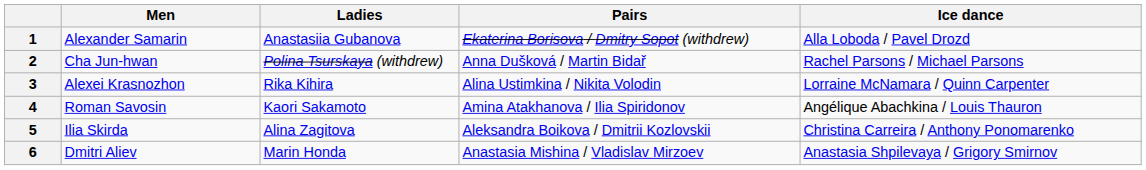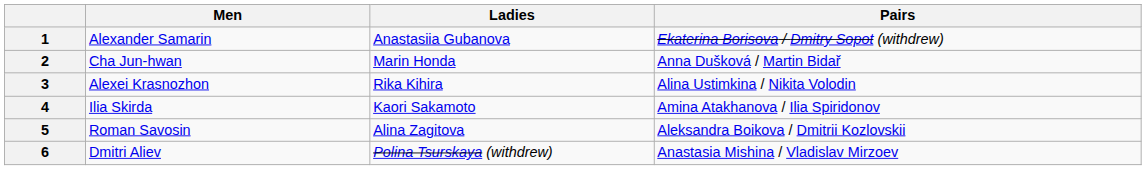- column: (971, 15)
(353, 61) Polina Tsurskaya (withdrew) -> (414, 61) Marin Honda
(115, 107) Roman Savosin -> (121, 107) Ilia Skirda
(96, 130) Ilia Skirda -> (140, 130) Roman Savosin
(305, 152) Marin Honda -> (463, 152) Polina Tsurskaya (withdrew)
